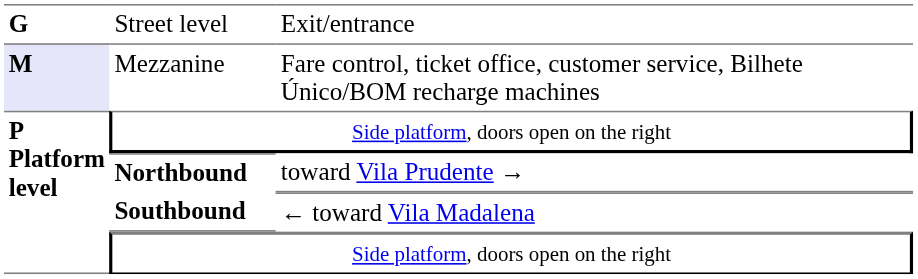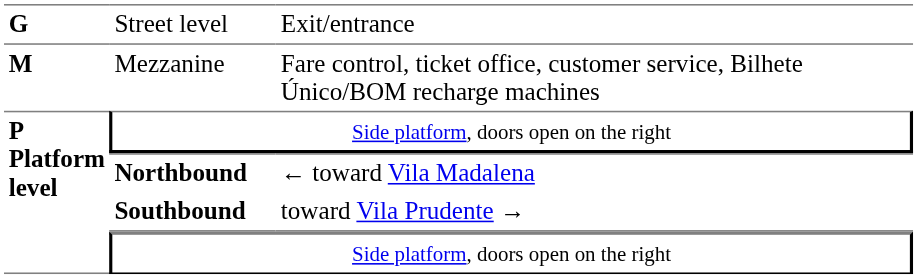(21, 63) lavender background -> (21, 63) no background
(403, 171) toward Vila Prudente → -> (408, 173) ← toward Vila Madalena
(408, 212) ← toward Vila Madalena -> (403, 210) toward Vila Prudente →
